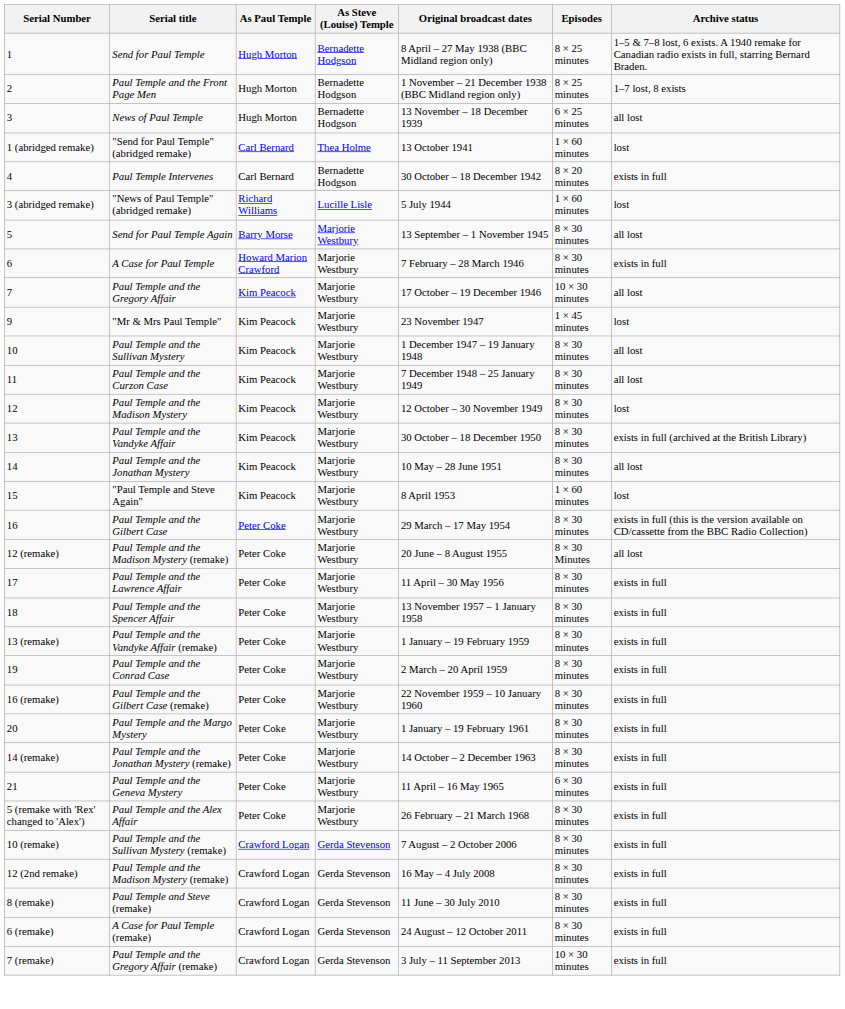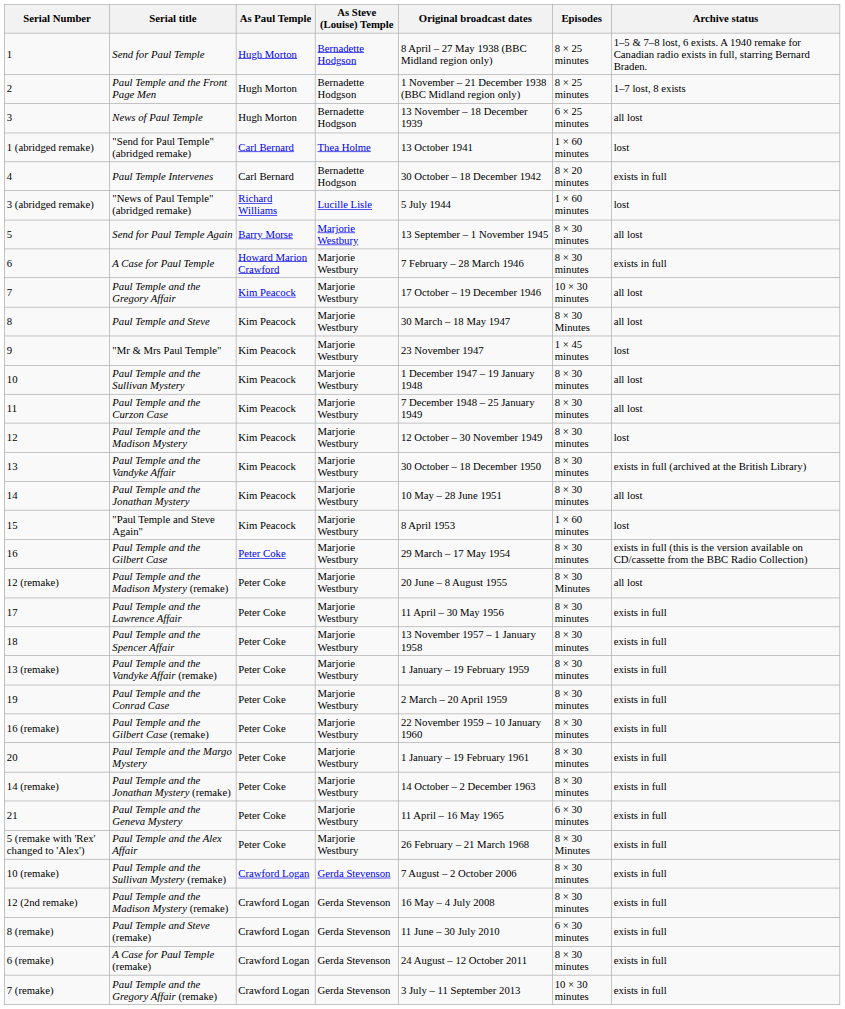+ row: (9, 321)
(572, 815) 8 × 30 minutes -> (572, 844) 8 × 30 Minutes
(572, 902) 8 × 30 minutes -> (572, 931) 6 × 30 minutes
